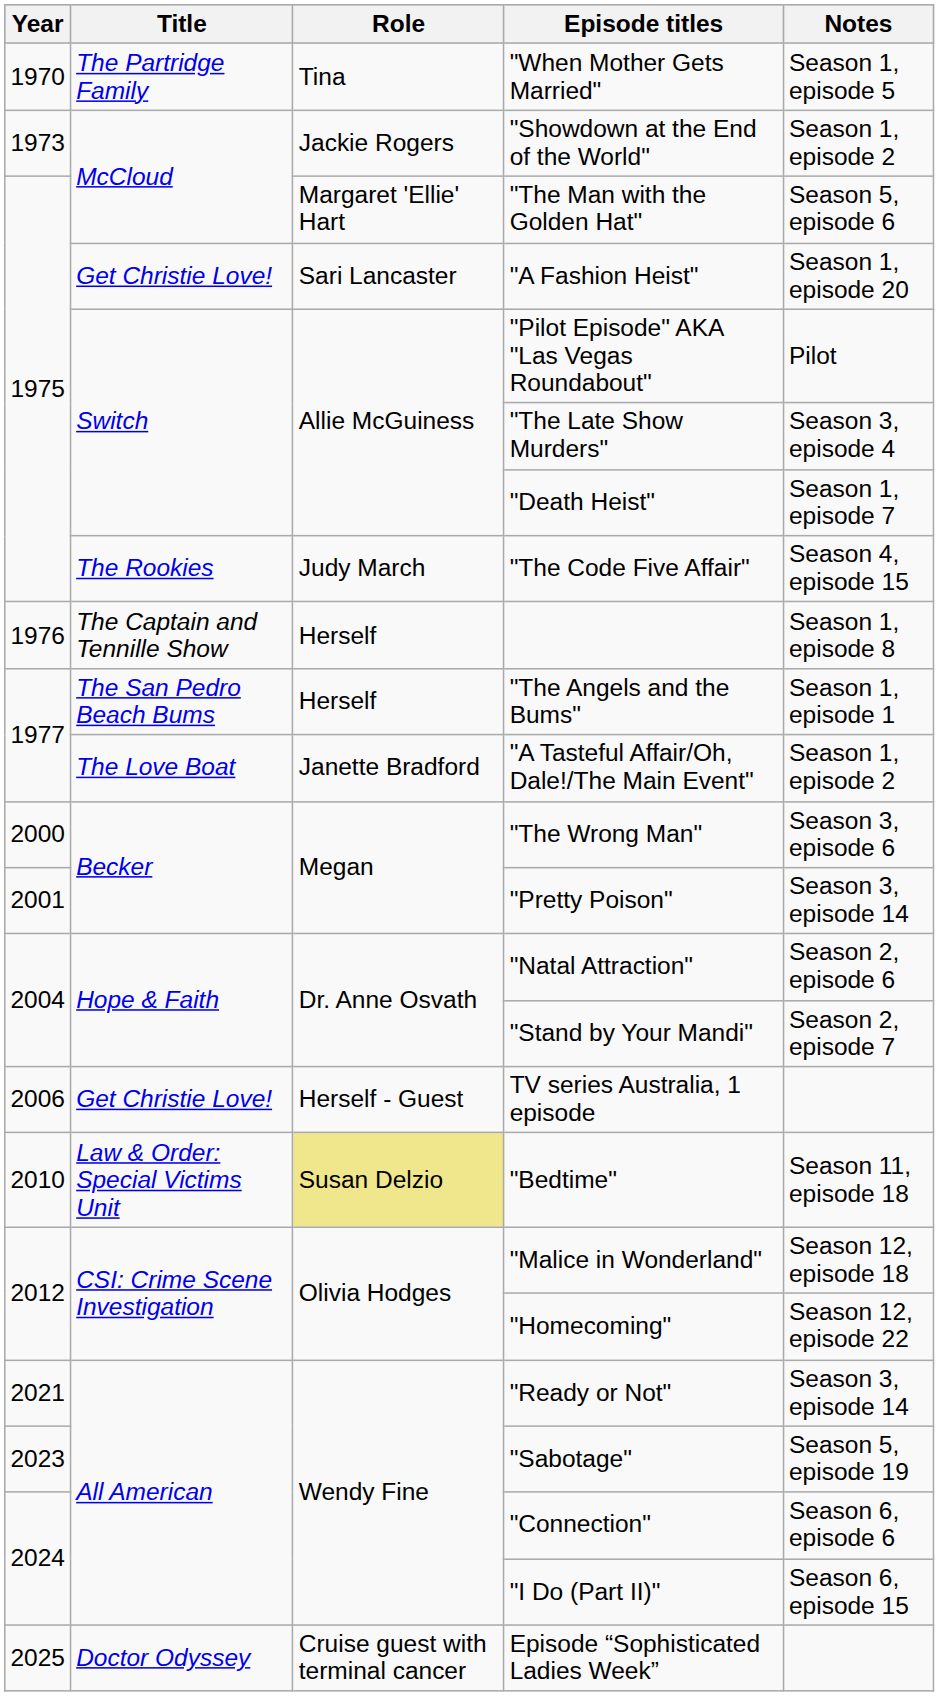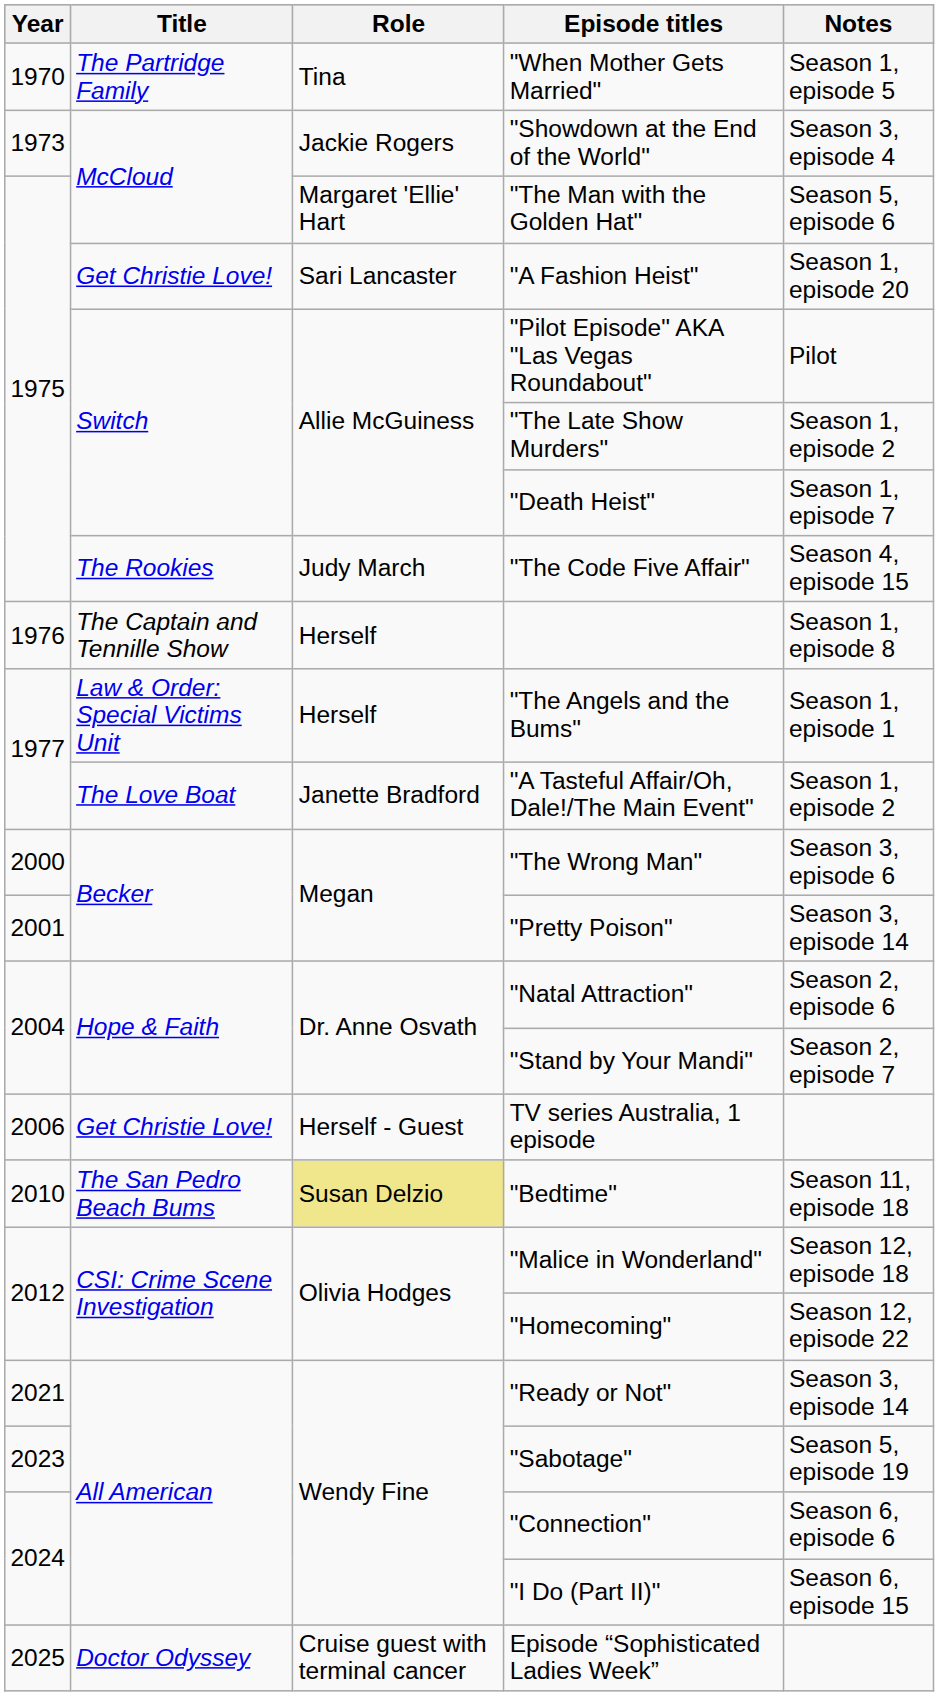(844, 142) Season 1, episode 2 -> (844, 142) Season 3, episode 4
(844, 435) Season 3, episode 4 -> (844, 435) Season 1, episode 2
(158, 701) The San Pedro Beach Bums -> (159, 715) Law & Order: Special Victims Unit
(159, 1179) Law & Order: Special Victims Unit -> (158, 1193) The San Pedro Beach Bums
